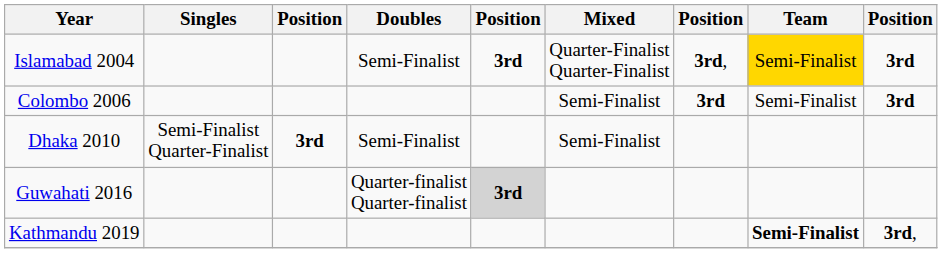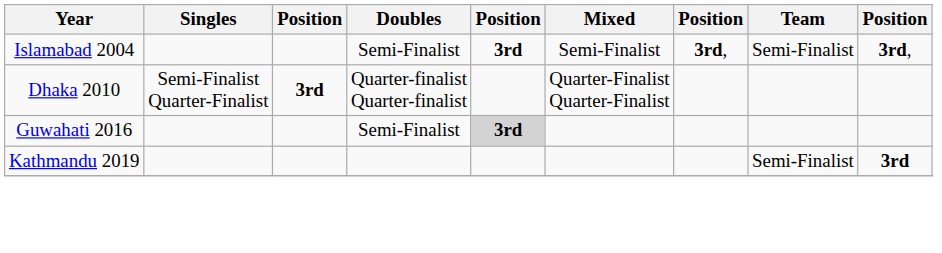(609, 60) Quarter-Finalist Quarter-Finalist -> (609, 49) Semi-Finalist
(806, 60) gold background -> (803, 49) no background
(900, 60) 3rd -> (895, 49) 3rd,
- row: (74, 100)
(409, 141) Semi-Finalist -> (409, 89) Quarter-finalist Quarter-finalist
(609, 141) Semi-Finalist -> (609, 89) Quarter-Finalist Quarter-Finalist
(409, 192) Quarter-finalist Quarter-finalist -> (409, 130) Semi-Finalist
(806, 232) bold -> (803, 160) normal
(900, 232) 3rd, -> (895, 160) 3rd
